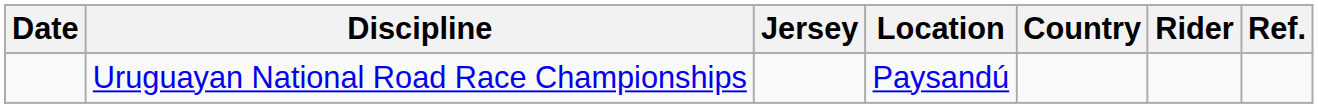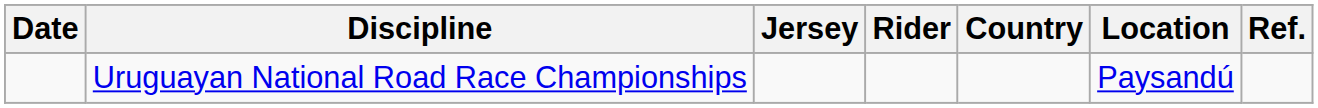columns swapped: (1195, 28) <-> (941, 28)
